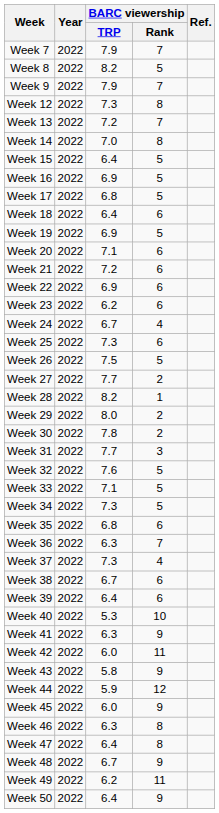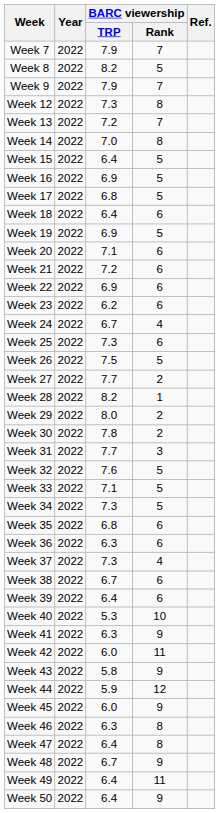(160, 543) 7 -> (160, 543) 6
(109, 780) 6.2 -> (109, 780) 6.4
